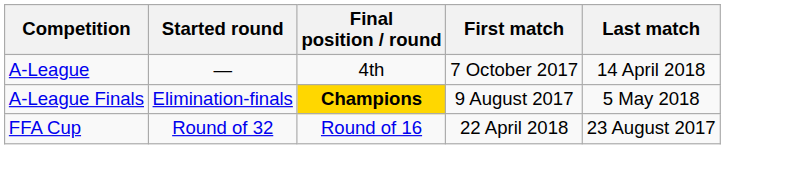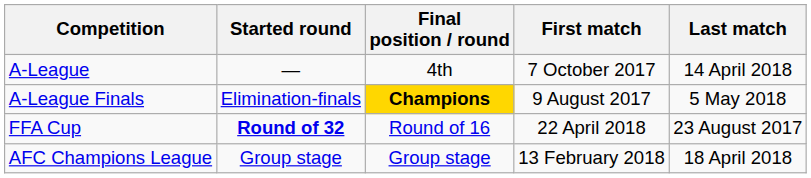(223, 128) normal -> (291, 128) bold
+ row: (110, 157)
